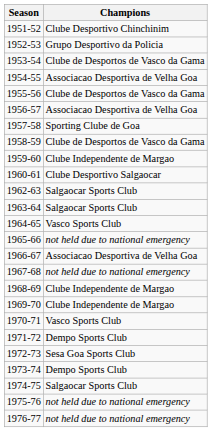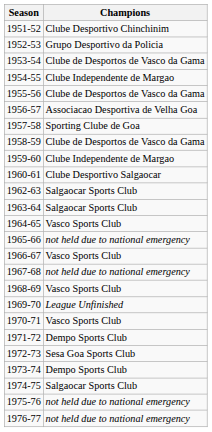(121, 77) Associacao Desportiva de Velha Goa -> (110, 77) Clube Independente de Margao
(121, 256) Associacao Desportiva de Velha Goa -> (83, 256) Vasco Sports Club
(110, 288) Clube Independente de Margao -> (83, 288) Vasco Sports Club
(110, 304) Clube Independente de Margao -> (84, 304) League Unfinished
